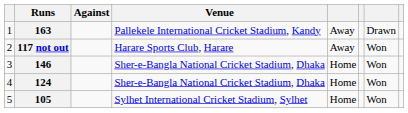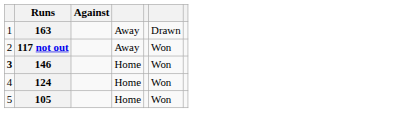- column: (220, 13)
(10, 64) normal -> (10, 64) bold
